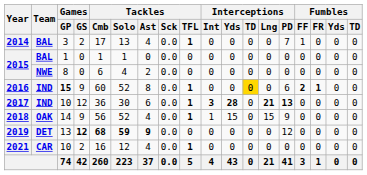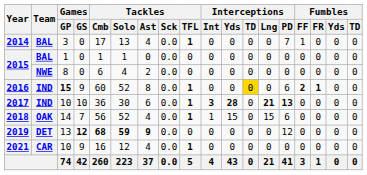(82, 42) 2 -> (82, 42) 0
(82, 102) 12 -> (82, 102) 10
(82, 117) 9 -> (82, 117) 7
(287, 117) 9 -> (287, 117) 6
(82, 147) 2 -> (82, 147) 9
